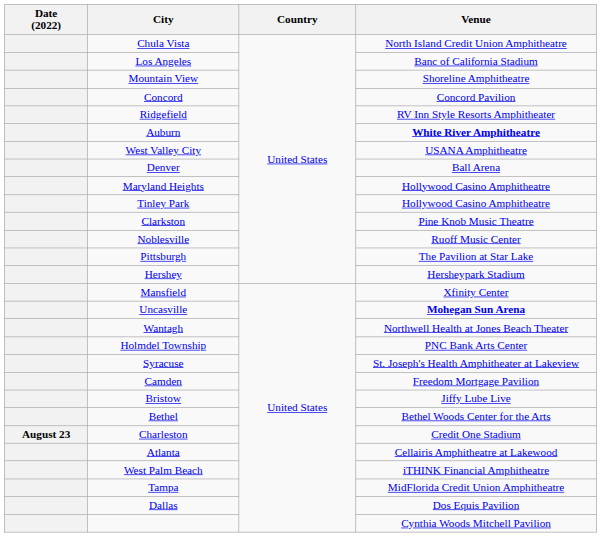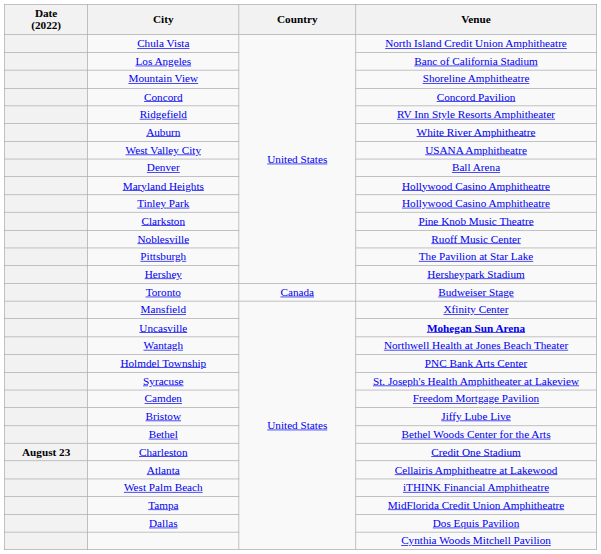(476, 132) bold -> (476, 132) normal
+ row: (163, 292)
